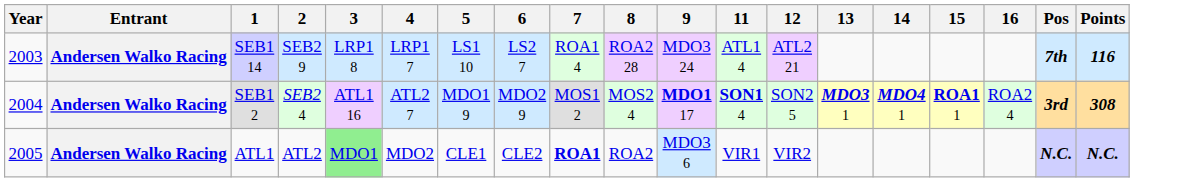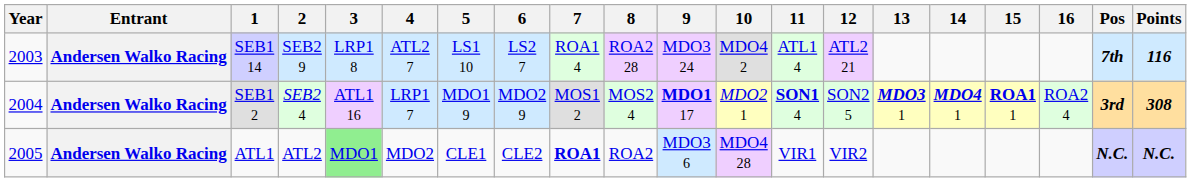+ column: (744, 18)
(410, 56) LRP1 7 -> (410, 56) ATL2 7
(410, 105) ATL2 7 -> (410, 105) LRP1 7
